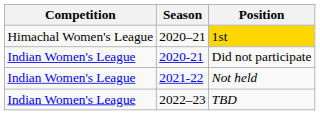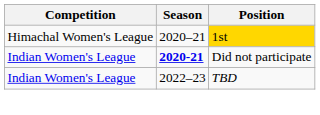(181, 57) normal -> (181, 57) bold
- row: (235, 78)
